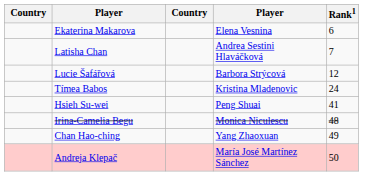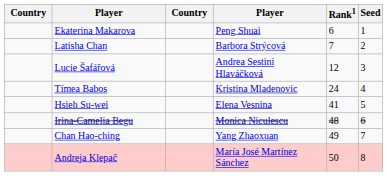+ column: (370, 13)
(244, 30) Elena Vesnina -> (238, 30) Peng Shuai
(245, 52) Andrea Sestini Hlaváčková -> (250, 46) Barbora Strýcová
(250, 73) Barbora Strýcová -> (245, 67) Andrea Sestini Hlaváčková
(238, 104) Peng Shuai -> (244, 104) Elena Vesnina
